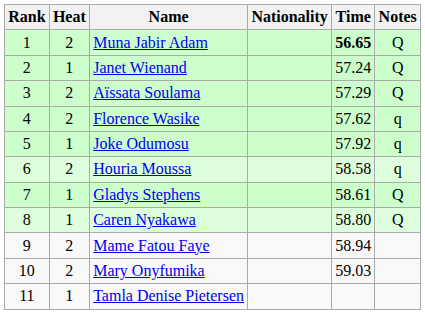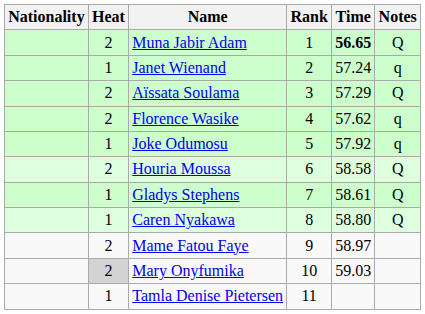columns swapped: (27, 17) <-> (290, 17)
(398, 67) Q -> (398, 67) q
(398, 169) q -> (398, 169) Q
(353, 245) 58.94 -> (353, 245) 58.97
(69, 270) no background -> (108, 270) lightgrey background
